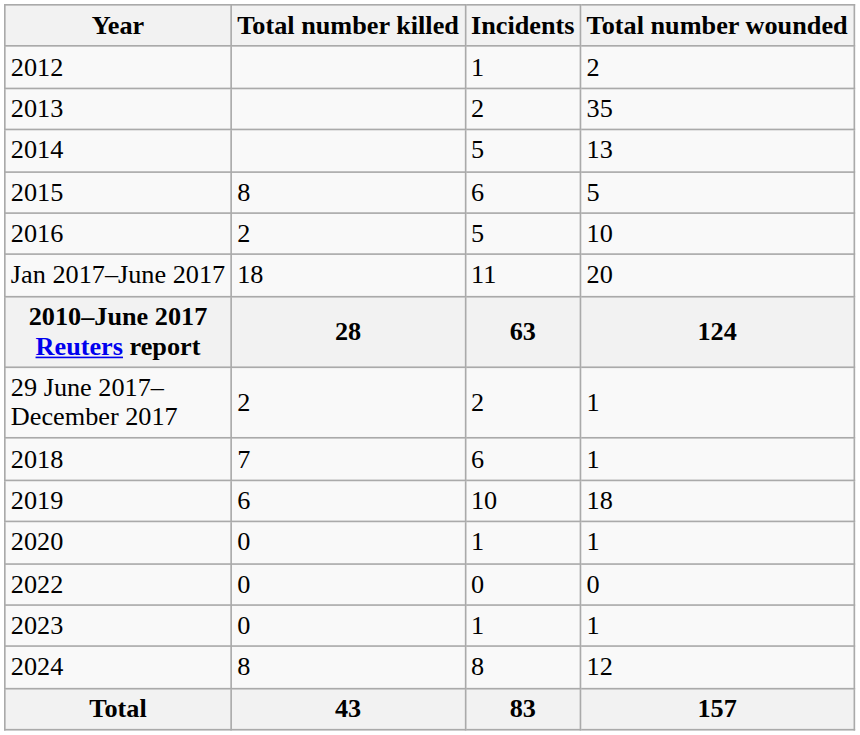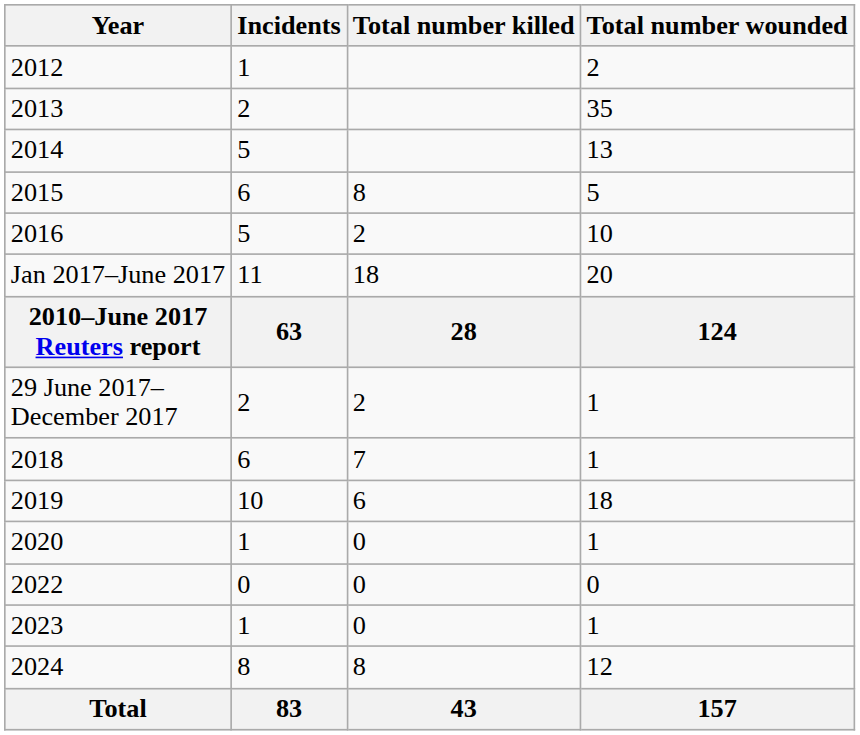columns swapped: (523, 25) <-> (348, 25)
